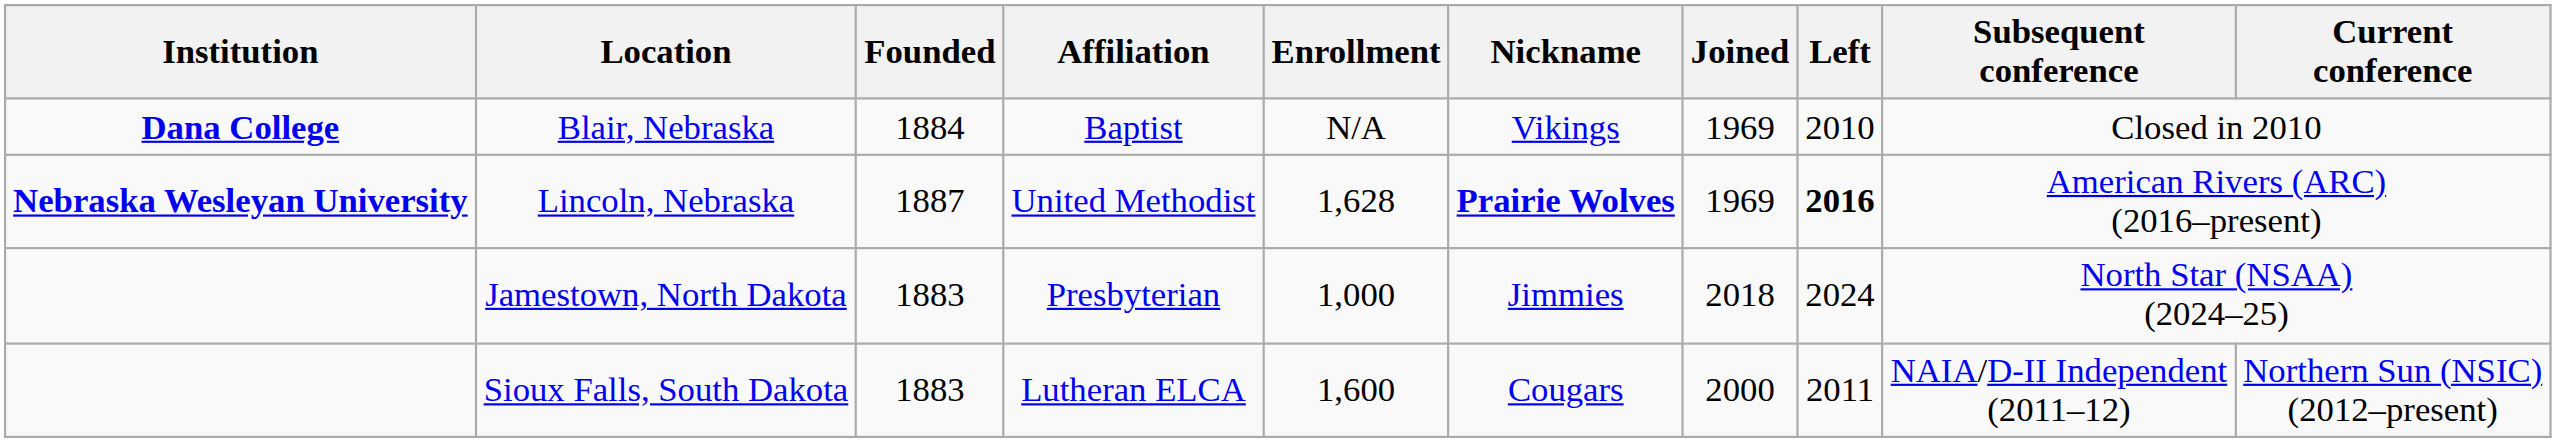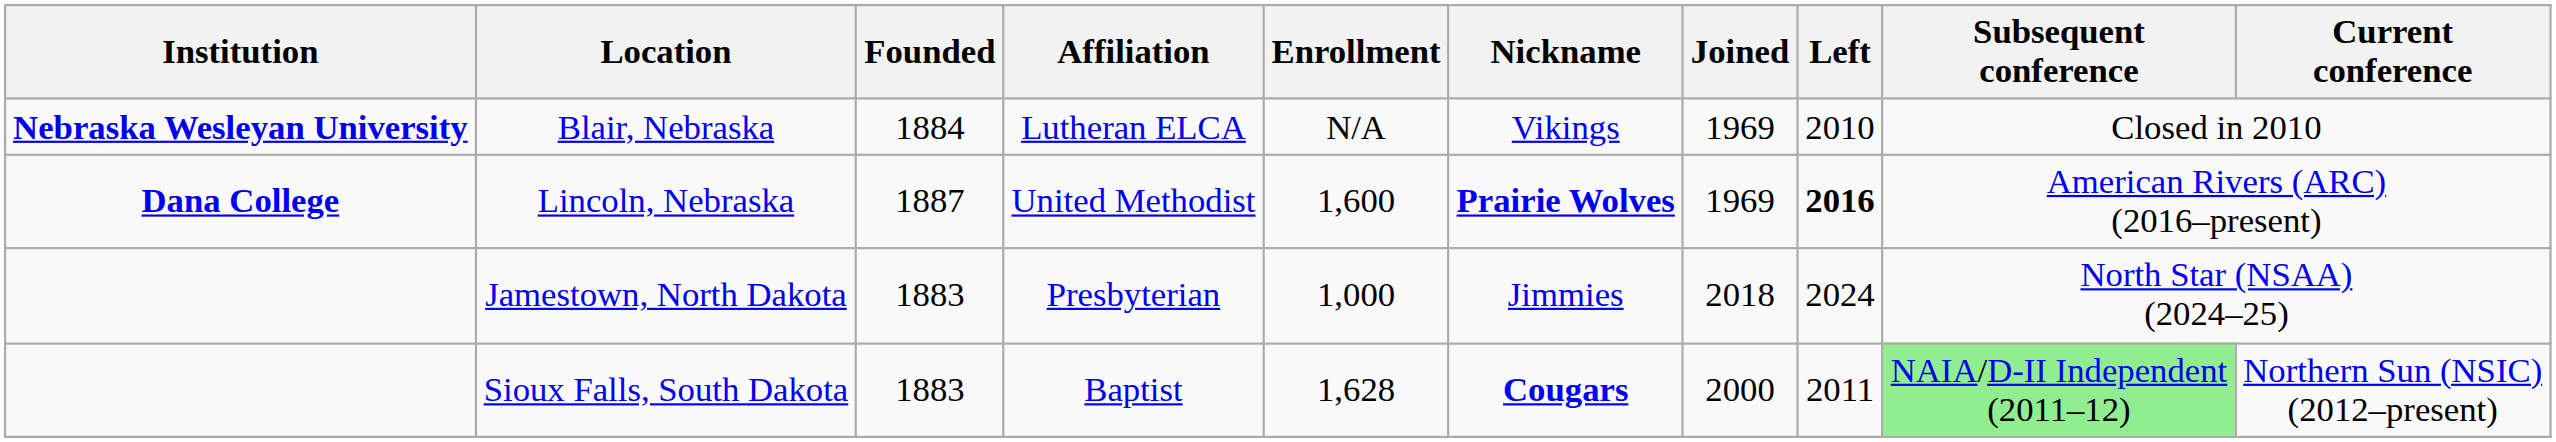(240, 126) Dana College -> (240, 126) Nebraska Wesleyan University
(1133, 126) Baptist -> (1133, 126) Lutheran ELCA
(240, 200) Nebraska Wesleyan University -> (240, 200) Dana College
(1356, 200) 1,628 -> (1356, 200) 1,600
(1133, 388) Lutheran ELCA -> (1133, 388) Baptist
(1356, 388) 1,600 -> (1356, 388) 1,628
(1566, 388) normal -> (1566, 388) bold
(2059, 388) no background -> (2059, 388) lightgreen background
